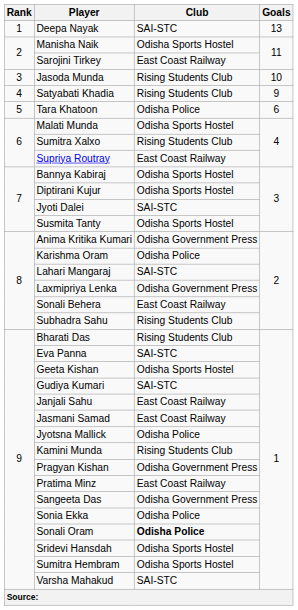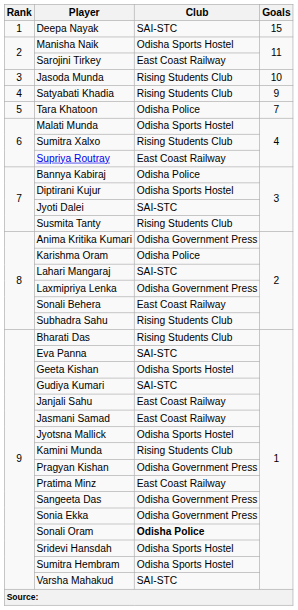(276, 28) 13 -> (276, 28) 15
(276, 110) 6 -> (276, 110) 7
(185, 175) Odisha Sports Hostel -> (168, 175) Odisha Police
(185, 223) Odisha Sports Hostel -> (185, 223) Rising Students Club
(168, 434) Odisha Police -> (185, 434) Odisha Sports Hostel
(168, 516) Odisha Police -> (197, 516) Odisha Government Press
